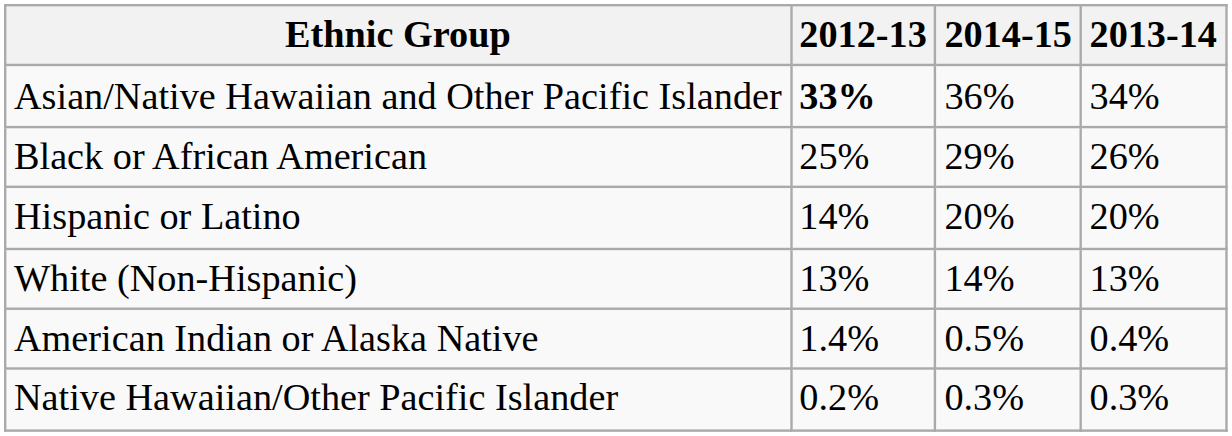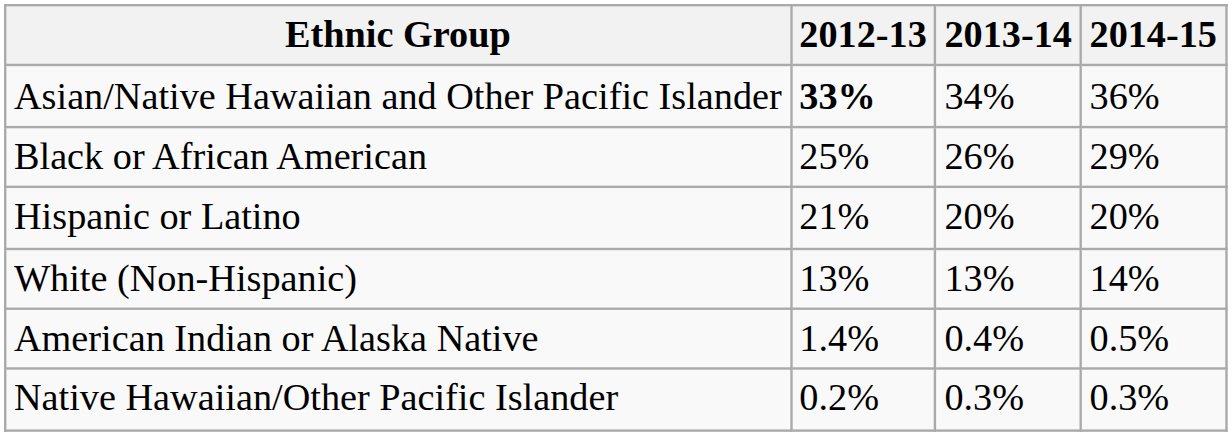columns swapped: (1153, 34) <-> (1008, 34)
(834, 216) 14% -> (834, 216) 21%
